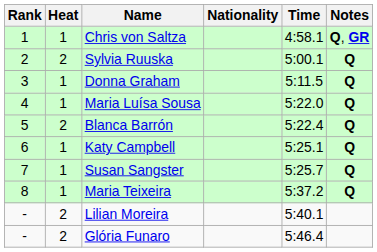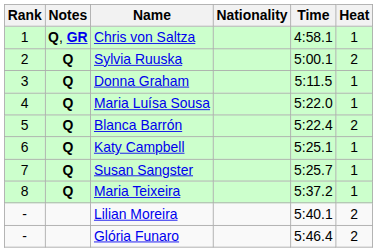columns swapped: (63, 15) <-> (350, 15)
